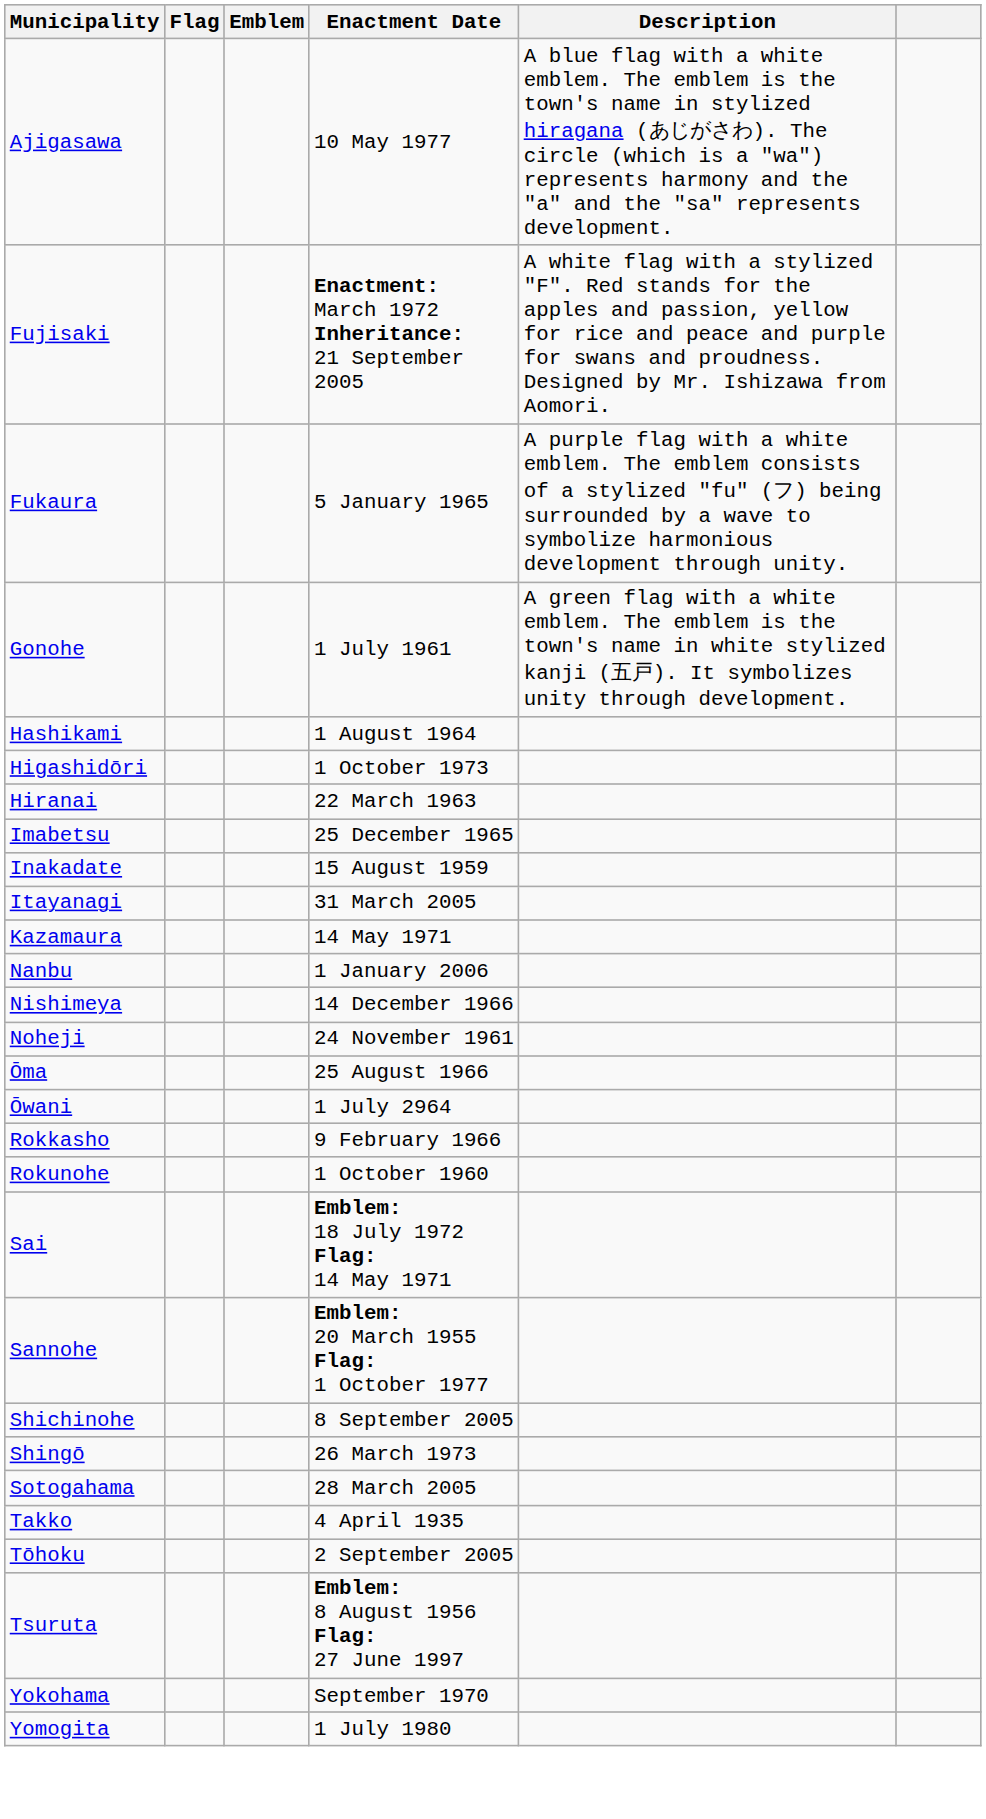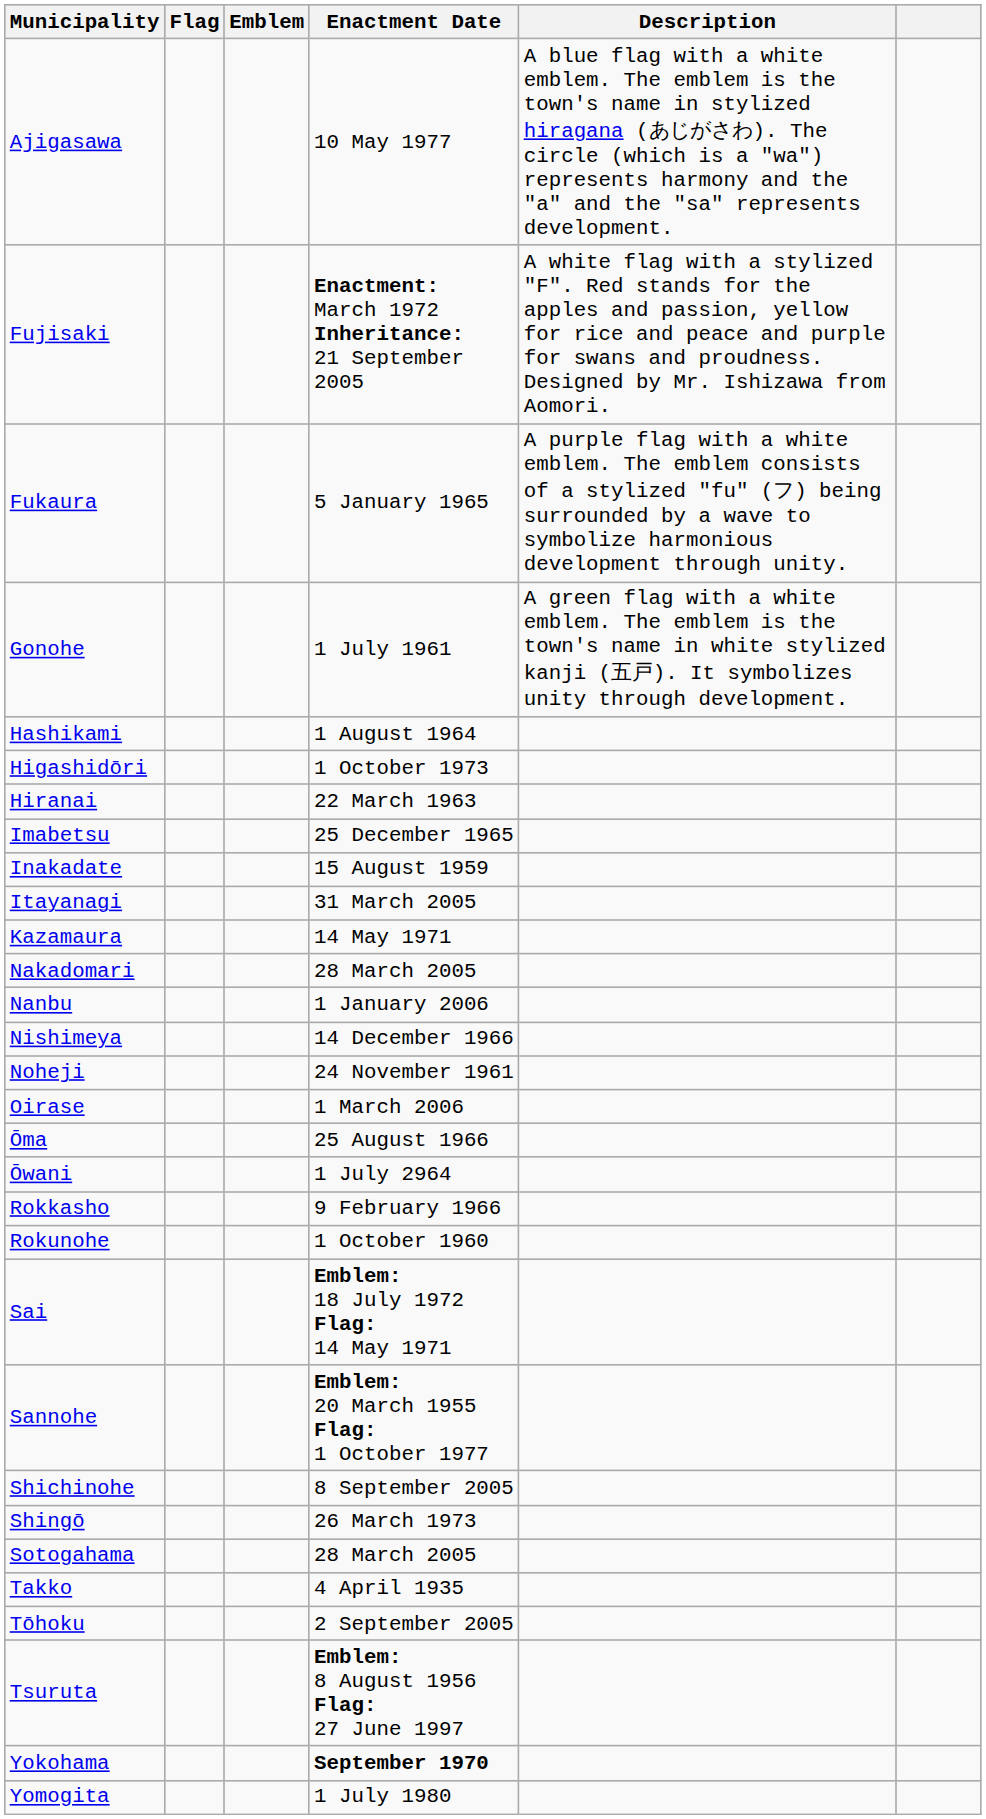+ row: (72, 971)
+ row: (47, 1107)
(401, 1695) normal -> (401, 1763) bold
